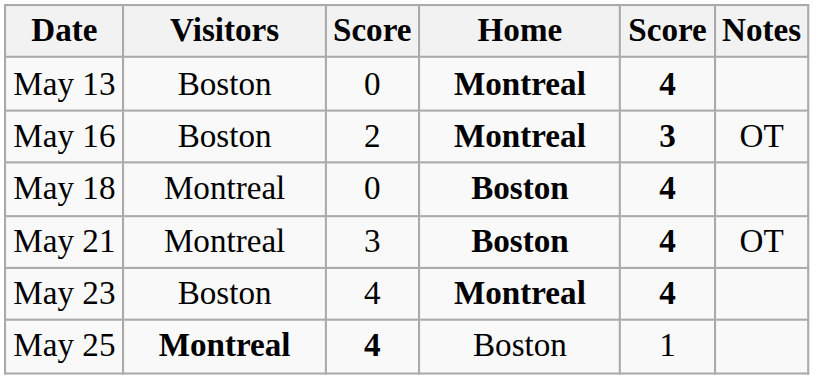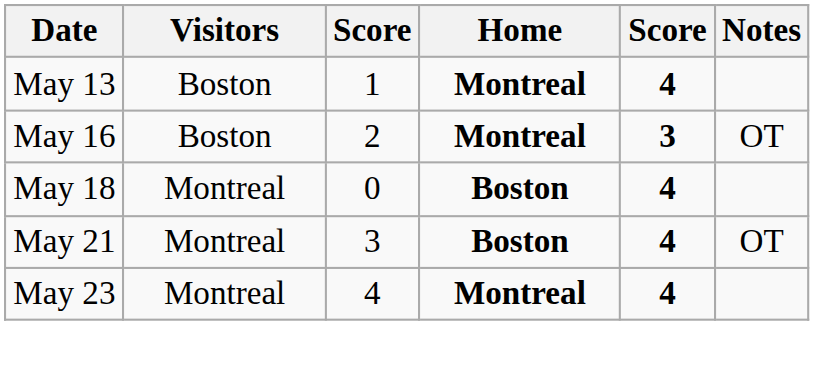(372, 83) 0 -> (372, 83) 1
(225, 293) Boston -> (225, 293) Montreal
- row: (64, 345)
